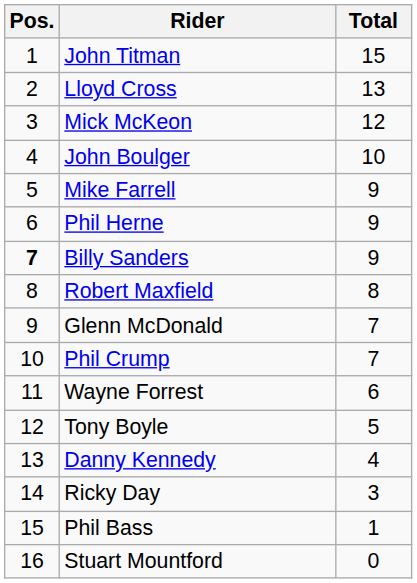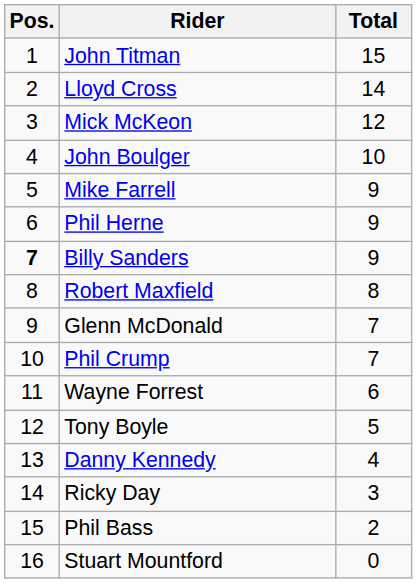(373, 88) 13 -> (373, 88) 14
(373, 527) 1 -> (373, 527) 2
